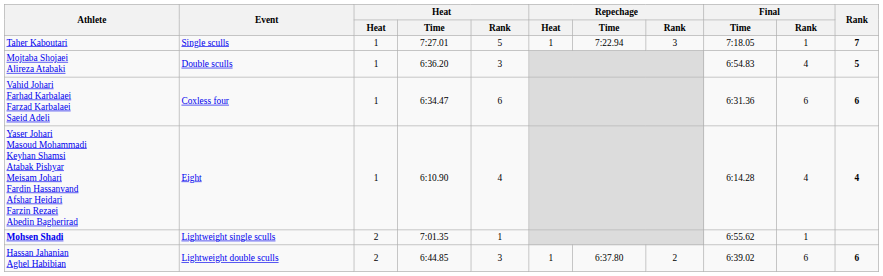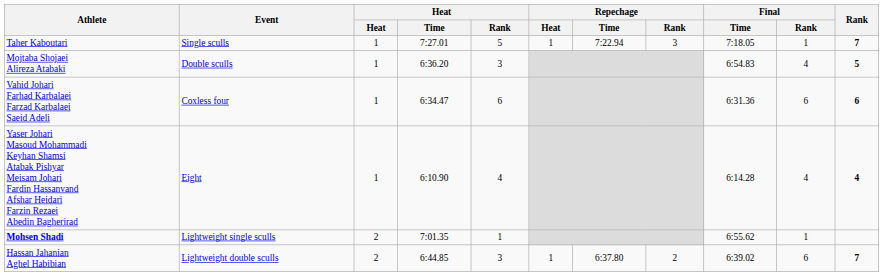(857, 258) 6 -> (857, 258) 7
